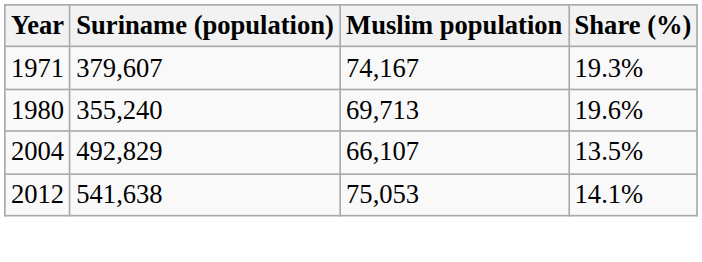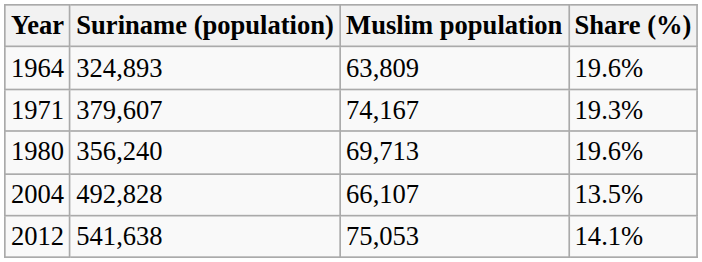+ row: (38, 67)
(119, 109) 355,240 -> (119, 151) 356,240
(119, 151) 492,829 -> (119, 194) 492,828
